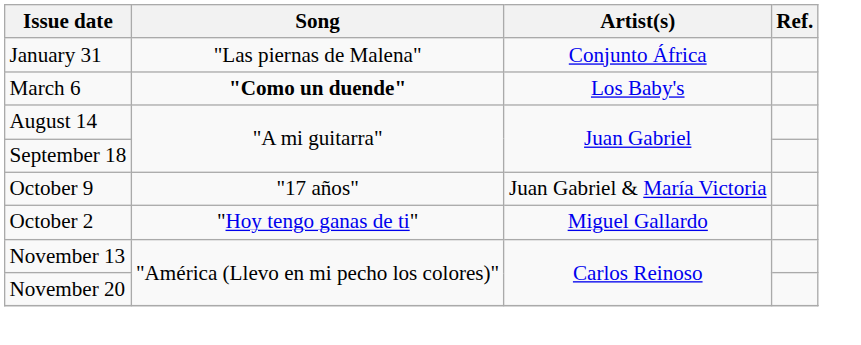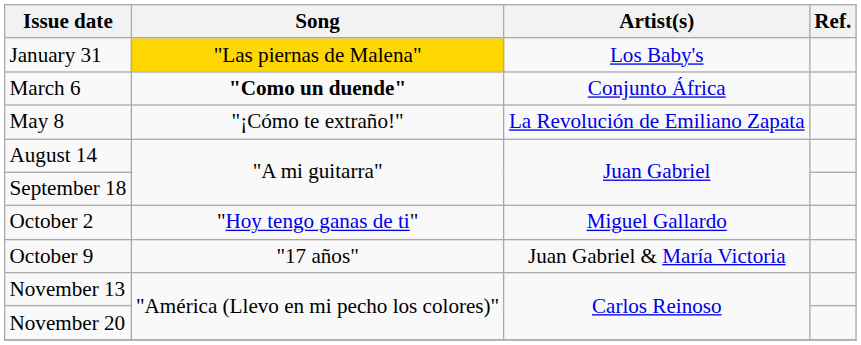(318, 54) no background -> (318, 54) gold background
(638, 54) Conjunto África -> (657, 54) Los Baby's
(638, 88) Los Baby's -> (657, 88) Conjunto África
+ row: (37, 121)
rows swapped: (51, 222) <-> (51, 188)
